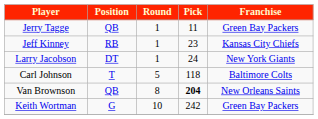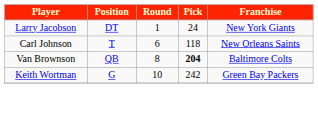- row: (46, 28)
- row: (46, 43)
(157, 75) 5 -> (157, 43) 6
(260, 75) Baltimore Colts -> (260, 43) New Orleans Saints
(260, 91) New Orleans Saints -> (260, 59) Baltimore Colts
